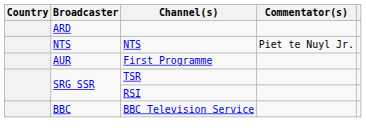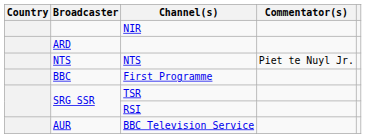+ row: (132, 29)
(62, 61) AUR -> (62, 77) BBC
(62, 109) BBC -> (62, 125) AUR
